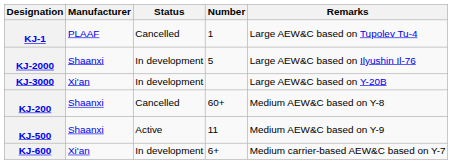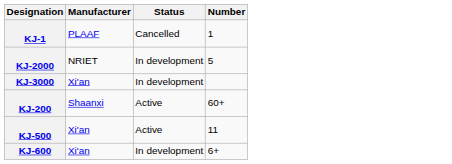- column: (348, 12)
(86, 60) Shaanxi -> (83, 60) NRIET
(157, 103) Cancelled -> (149, 103) Active
(86, 130) Shaanxi -> (79, 130) Xi'an
